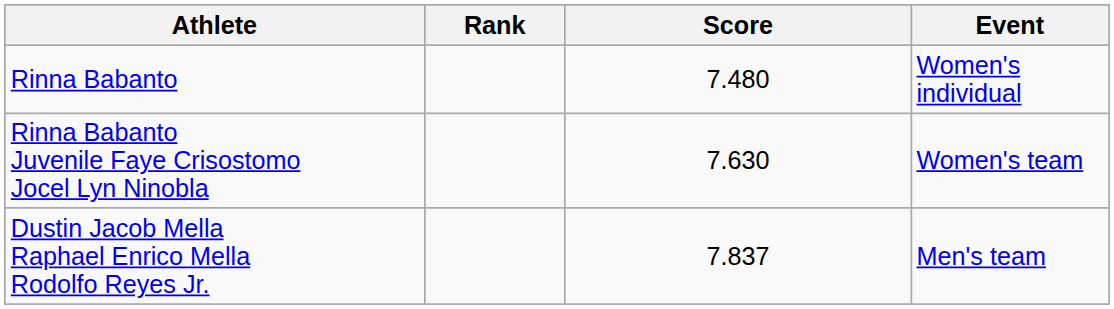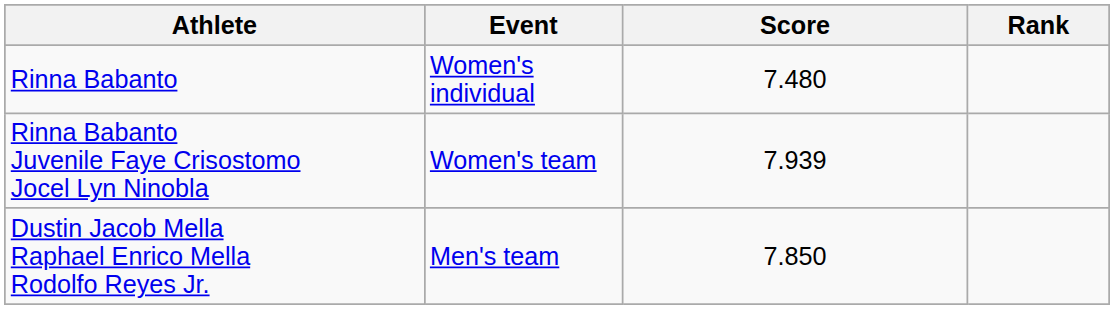columns swapped: (1010, 25) <-> (495, 25)
(738, 161) 7.630 -> (795, 161) 7.939
(738, 257) 7.837 -> (795, 257) 7.850
